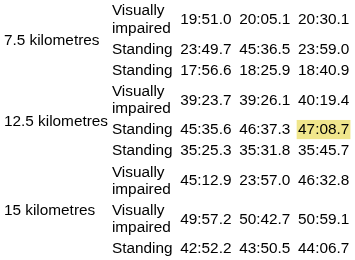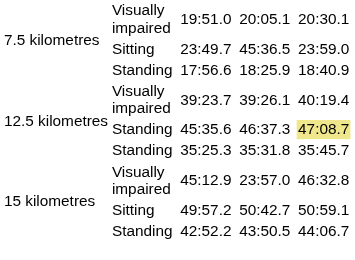(142, 48) Standing -> (133, 48) Sitting
(141, 218) Visually impaired -> (133, 210) Sitting
